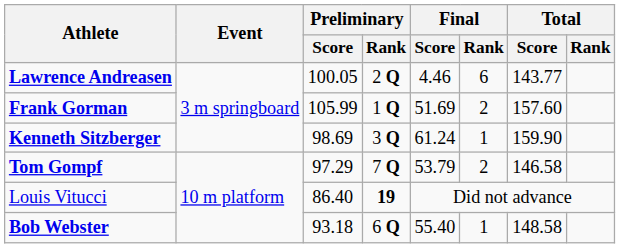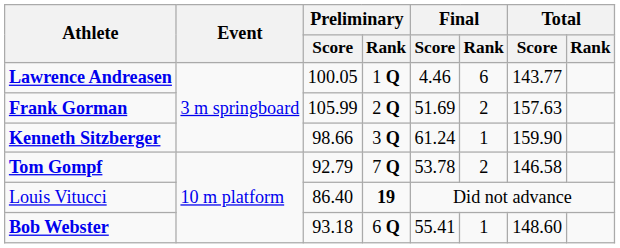(386, 78) 2 Q -> (386, 78) 1 Q
(386, 108) 1 Q -> (386, 108) 2 Q
(537, 108) 157.60 -> (537, 108) 157.63
(333, 137) 98.69 -> (333, 137) 98.66
(333, 167) 97.29 -> (333, 167) 92.79
(435, 167) 53.79 -> (435, 167) 53.78
(435, 227) 55.40 -> (435, 227) 55.41
(537, 227) 148.58 -> (537, 227) 148.60
